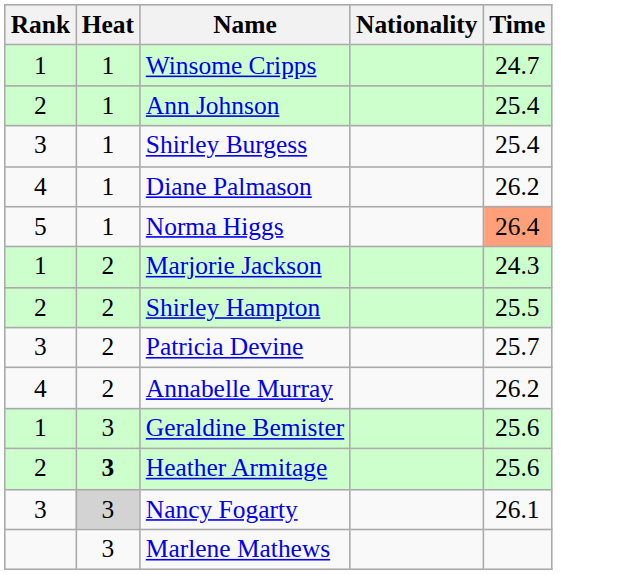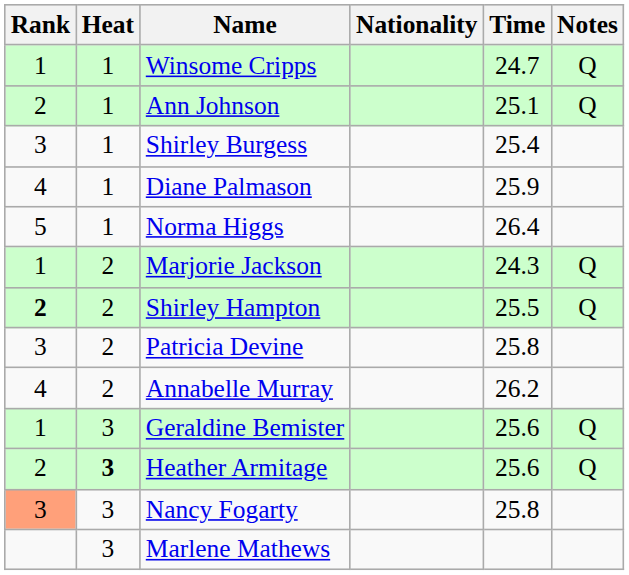+ column: (587, 24)
(517, 105) 25.4 -> (517, 105) 25.1
(517, 186) 26.2 -> (517, 186) 25.9
(517, 226) lightsalmon background -> (517, 226) no background
(40, 307) normal -> (40, 307) bold
(517, 347) 25.7 -> (517, 347) 25.8
(40, 508) no background -> (40, 508) lightsalmon background
(108, 508) lightgrey background -> (108, 508) no background
(517, 508) 26.1 -> (517, 508) 25.8
